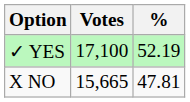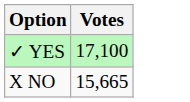- column: (159, 19)
